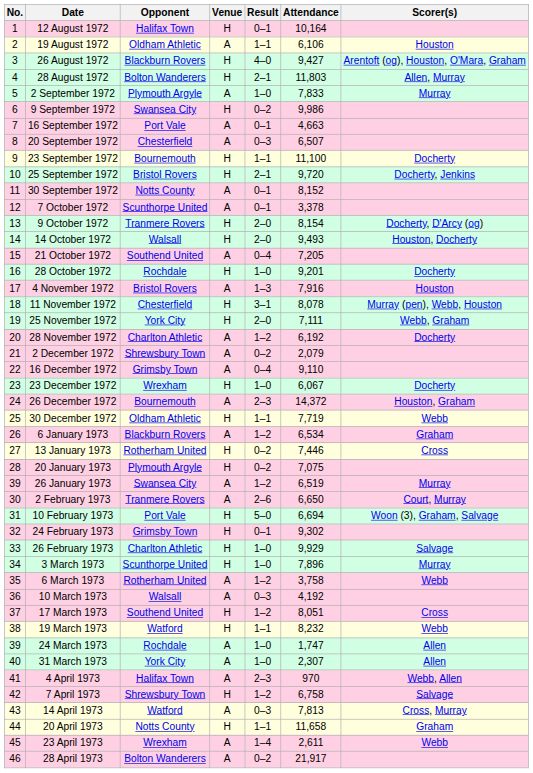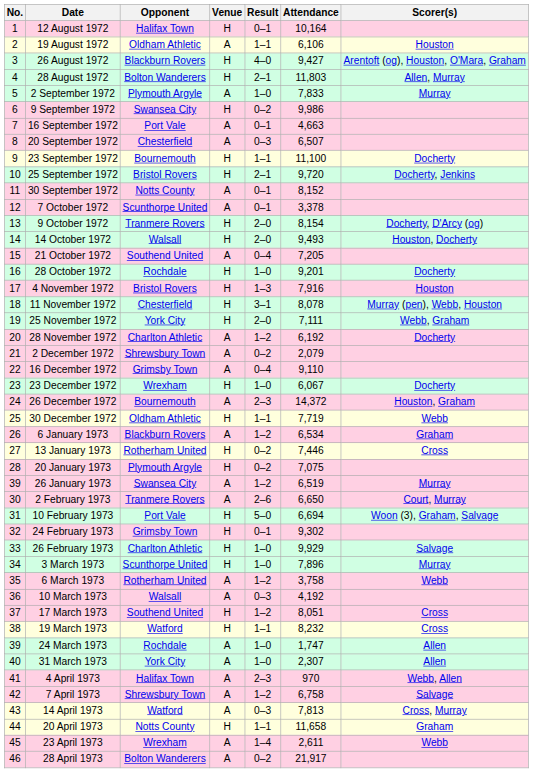(227, 288) A -> (227, 288) H
(435, 629) Webb -> (435, 629) Cross
(227, 694) H -> (227, 694) A
